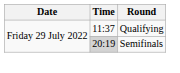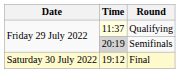(104, 28) no background -> (113, 28) lightyellow background
+ row: (140, 60)
